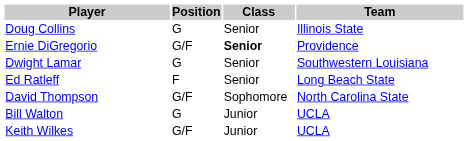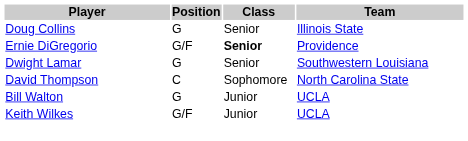- row: (32, 80)
(182, 97) G/F -> (176, 80) C
